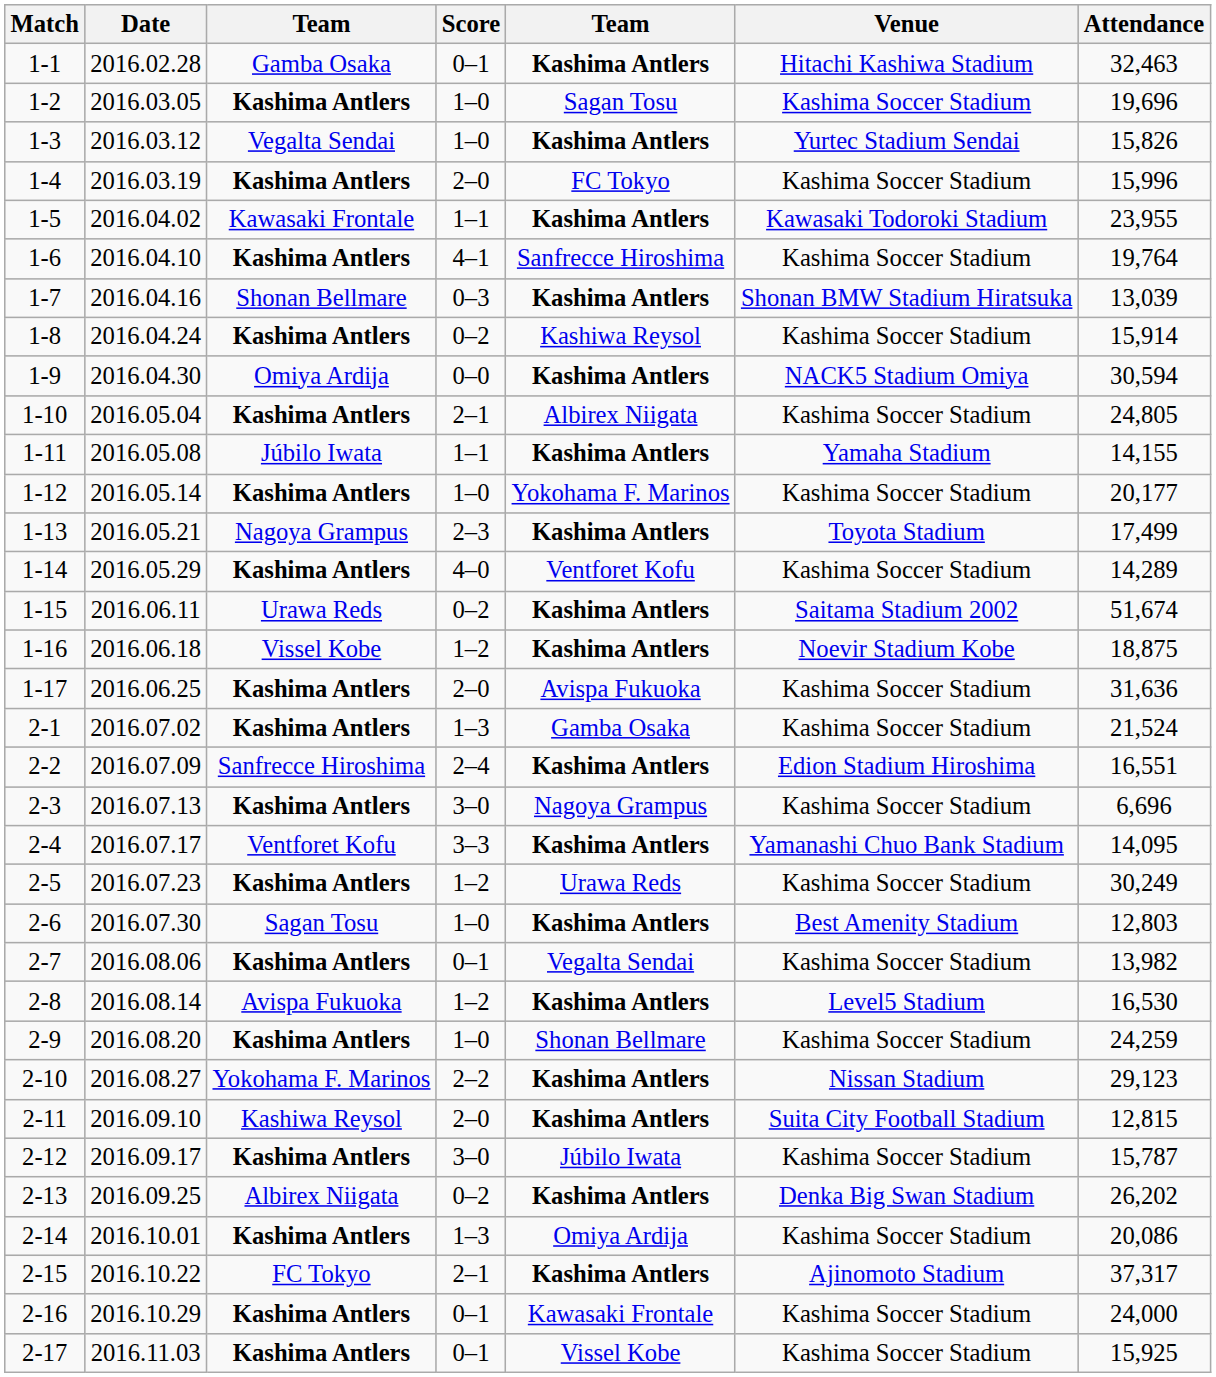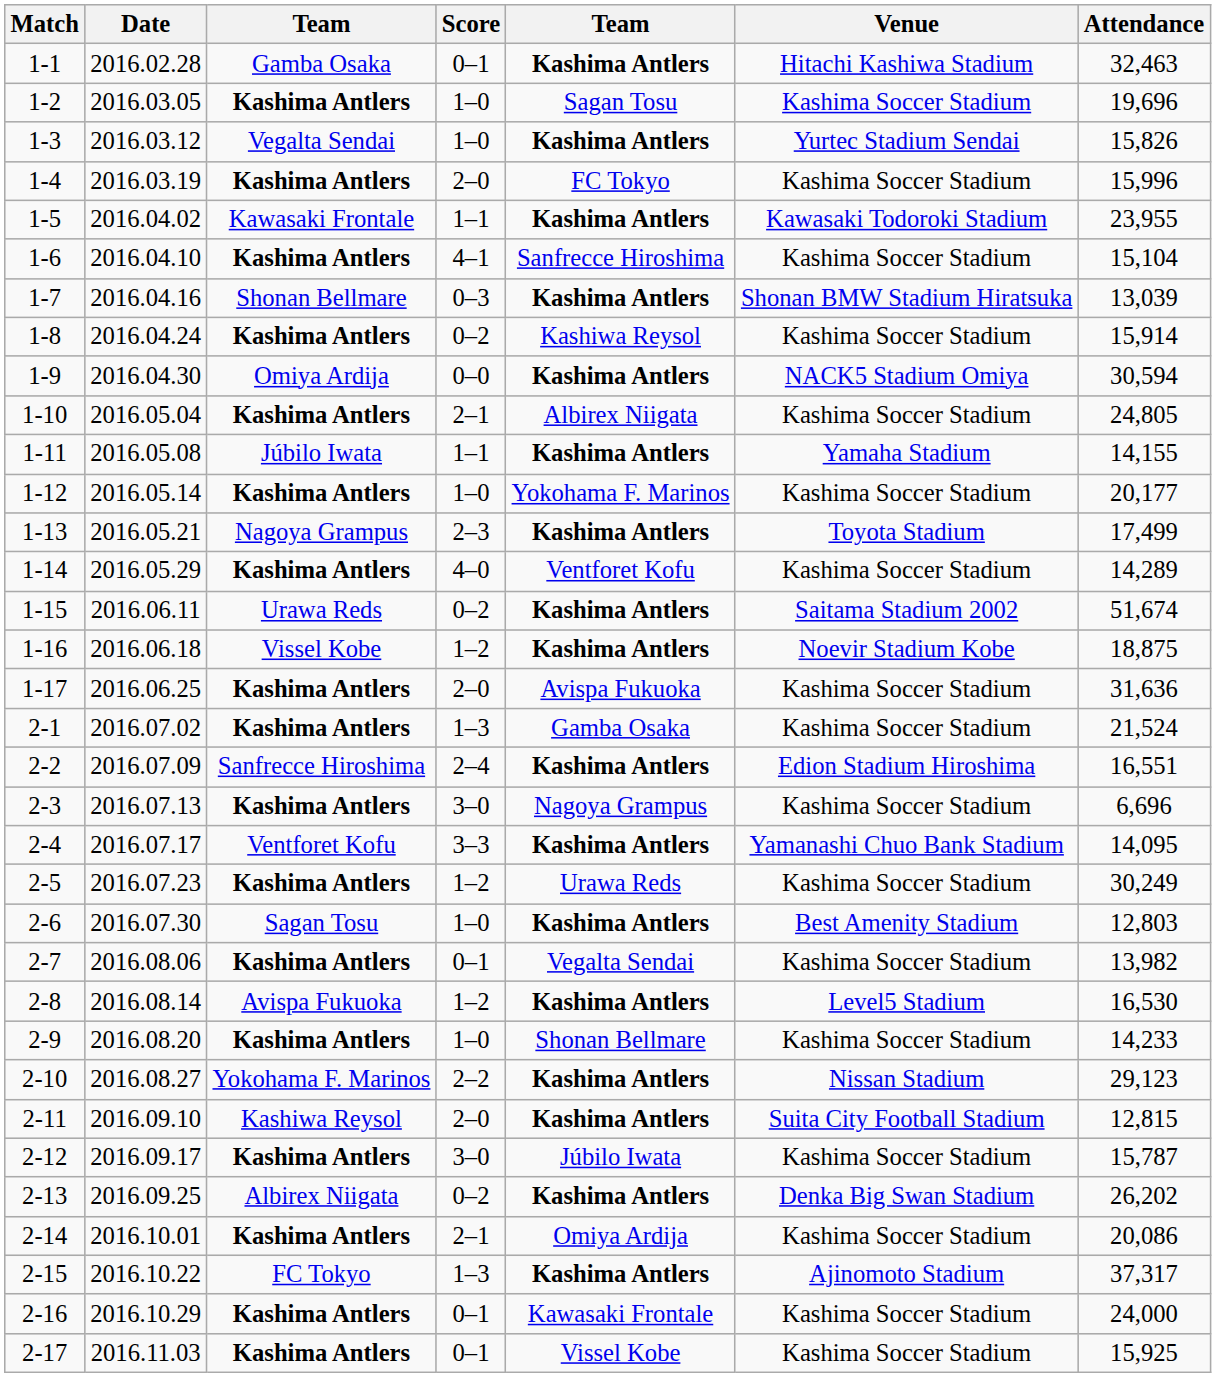(1144, 258) 19,764 -> (1144, 258) 15,104
(1144, 1040) 24,259 -> (1144, 1040) 14,233
(471, 1235) 1–3 -> (471, 1235) 2–1
(471, 1274) 2–1 -> (471, 1274) 1–3
